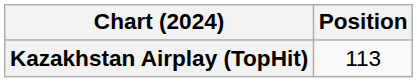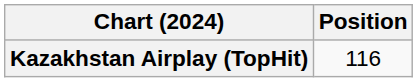(363, 58) 113 -> (363, 58) 116
